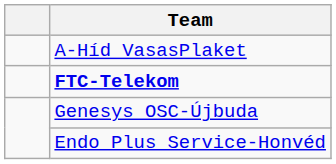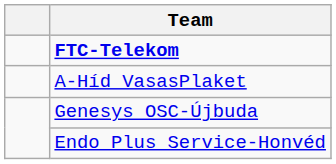rows swapped: (117, 82) <-> (151, 51)
